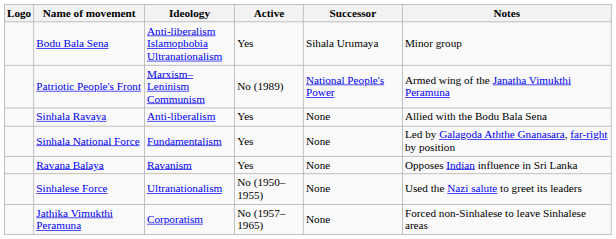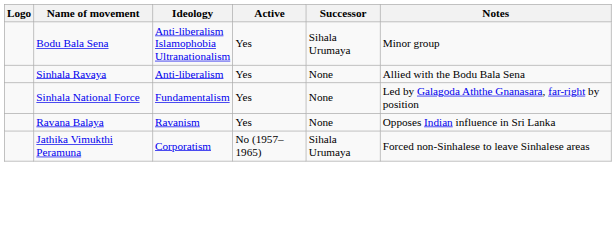- row: (89, 86)
- row: (72, 189)
(318, 219) None -> (330, 146) Sihala Urumaya
